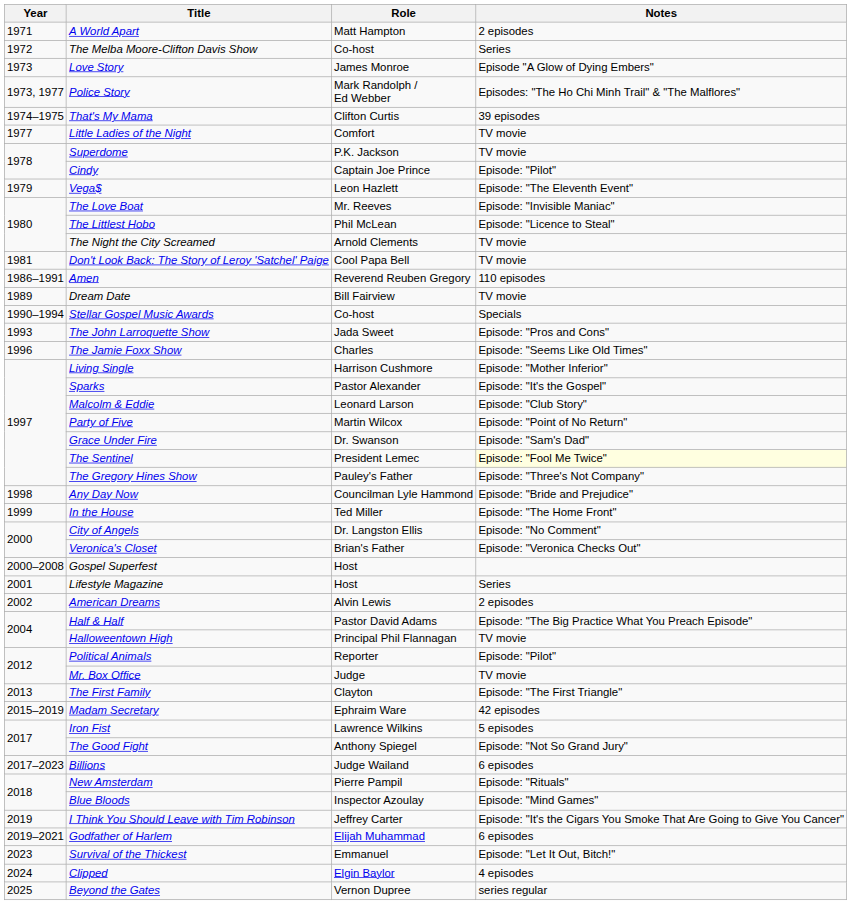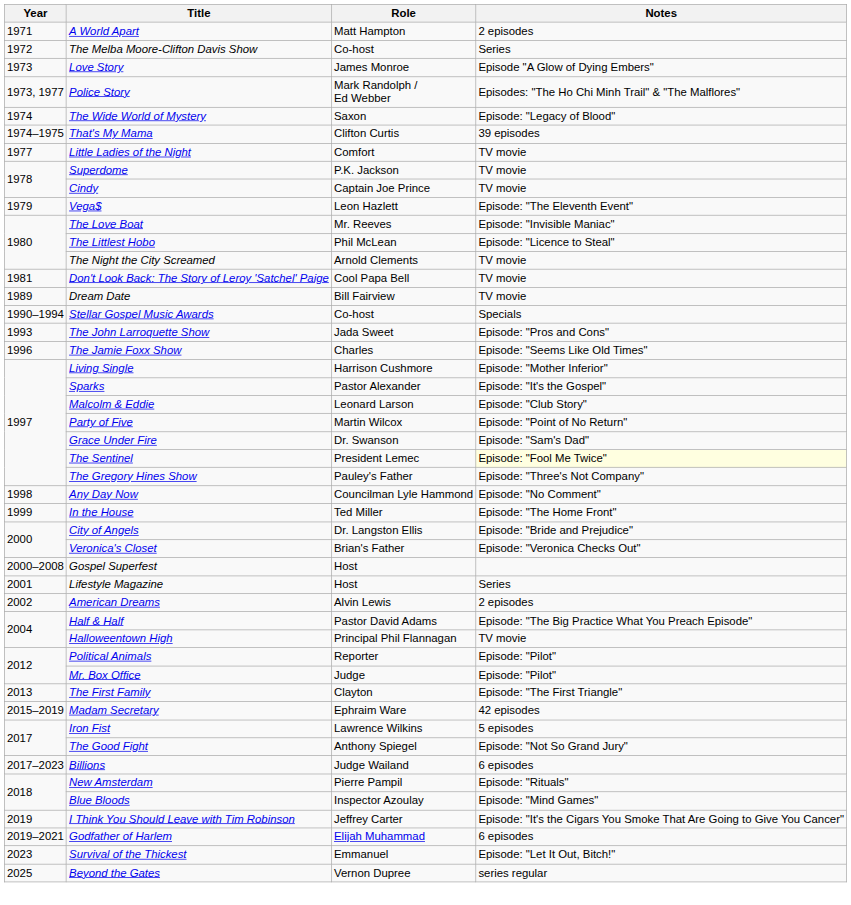+ row: (138, 116)
(517, 170) Episode: "Pilot" -> (502, 188) TV movie
- row: (84, 278)
(556, 494) Episode: "Bride and Prejudice" -> (540, 494) Episode: "No Comment"
(540, 530) Episode: "No Comment" -> (556, 530) Episode: "Bride and Prejudice"
(502, 674) TV movie -> (517, 674) Episode: "Pilot"
- row: (88, 873)
